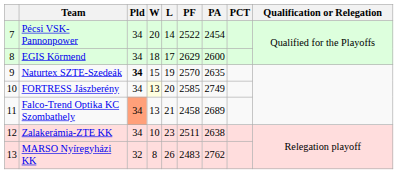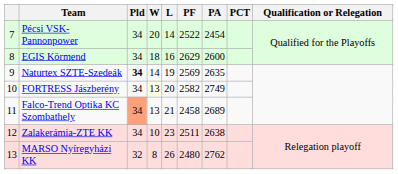(169, 56) 17 -> (169, 56) 16
(154, 72) 15 -> (154, 72) 14
(190, 72) 2570 -> (190, 72) 2569
(190, 89) 2585 -> (190, 89) 2582
(190, 155) 2483 -> (190, 155) 2480
